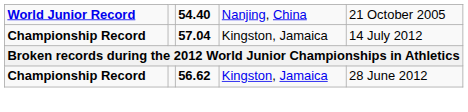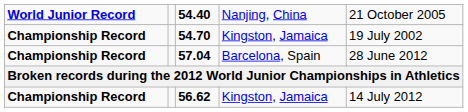+ row: (194, 35)
(275, 35) Kingston, Jamaica -> (271, 55) Barcelona, Spain
(386, 35) 14 July 2012 -> (388, 55) 28 June 2012
(388, 76) 28 June 2012 -> (386, 96) 14 July 2012
